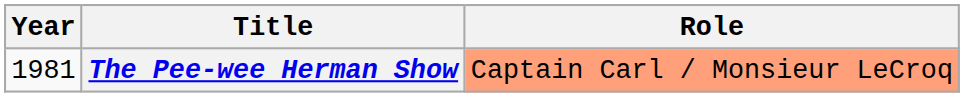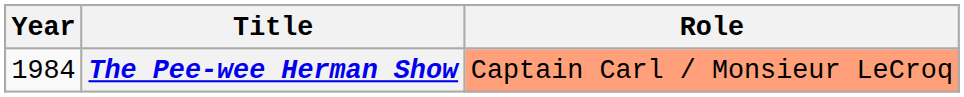(44, 70) 1981 -> (44, 70) 1984
